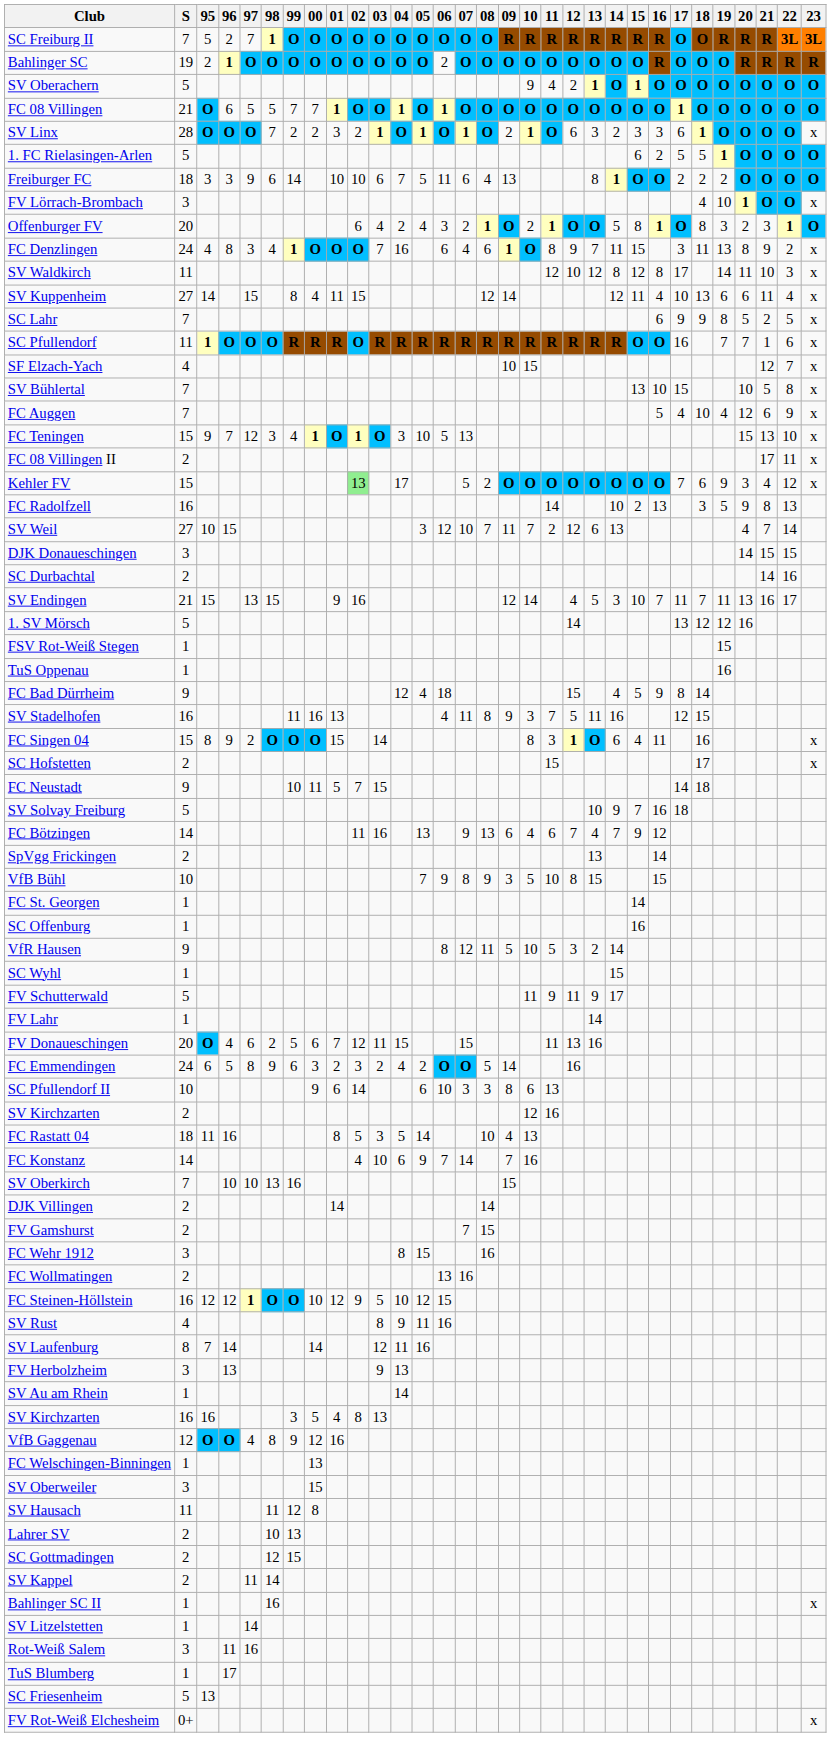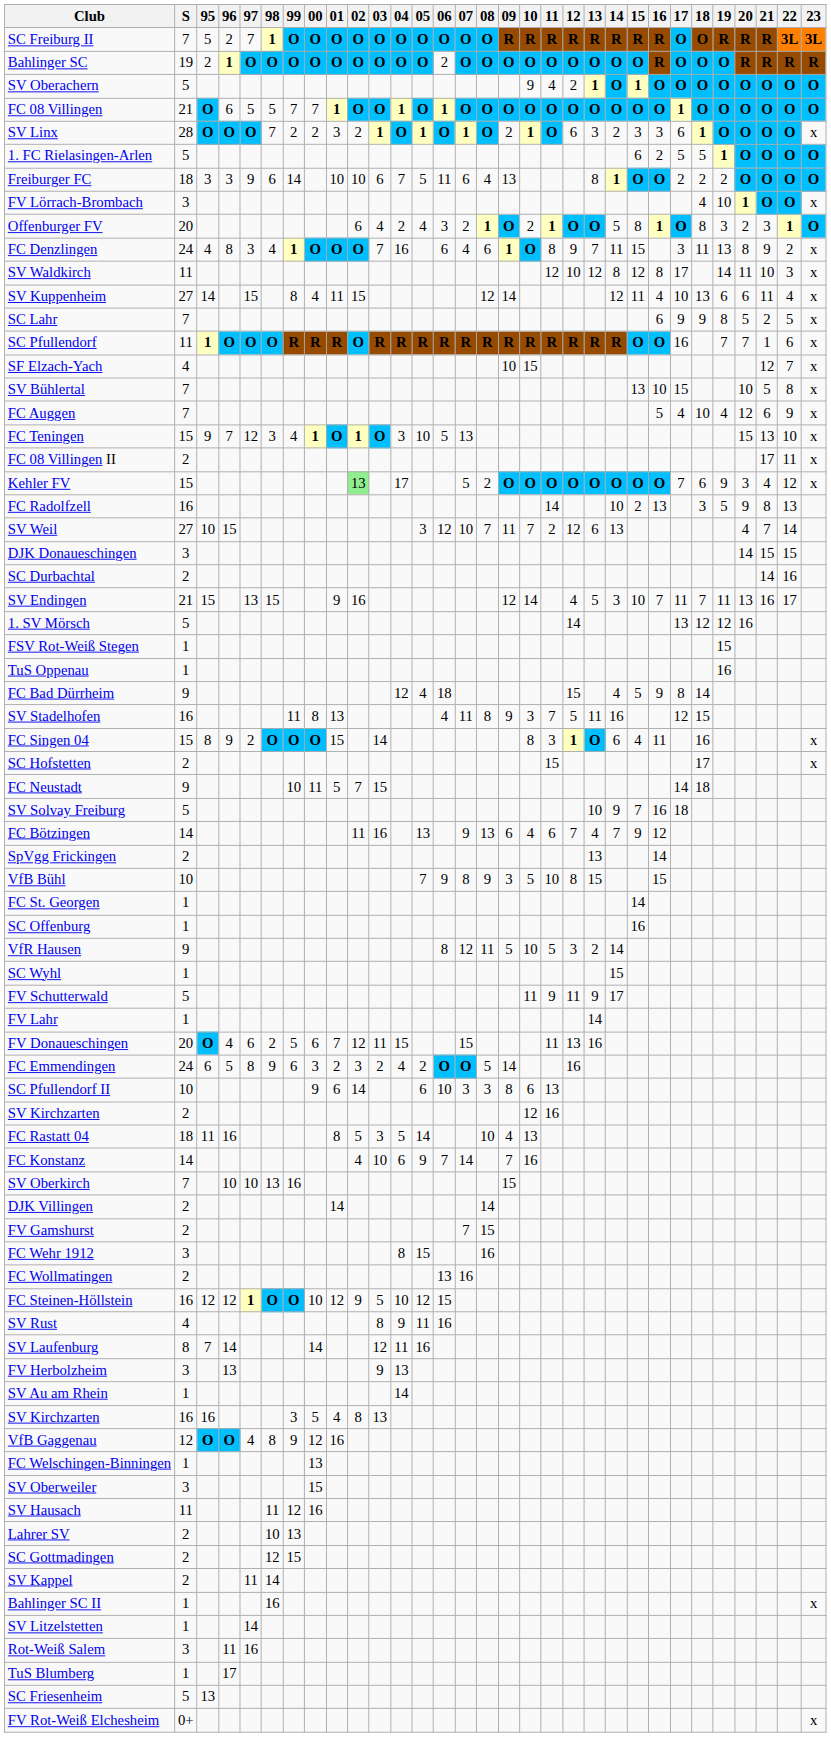(315, 716) 16 -> (315, 716) 8
(315, 1510) 8 -> (315, 1510) 16
